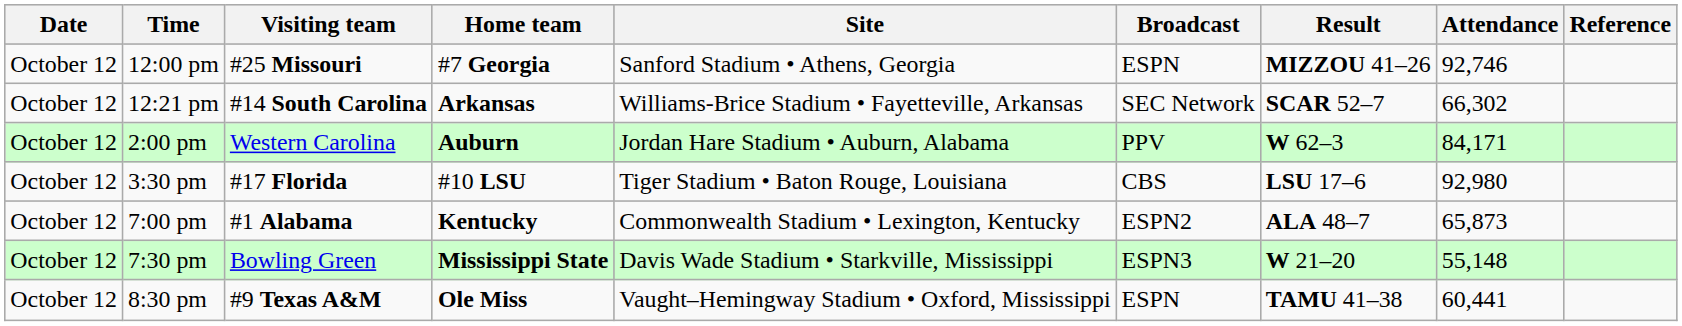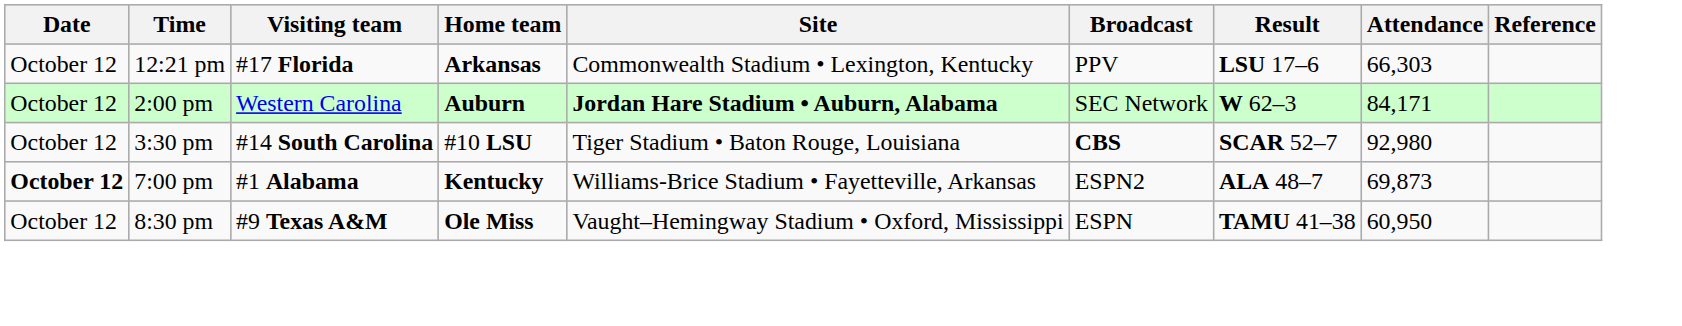- row: (173, 63)
(328, 103) #14 South Carolina -> (295, 63) #17 Florida
(851, 103) Williams-Brice Stadium • Fayetteville, Arkansas -> (803, 63) Commonwealth Stadium • Lexington, Kentucky
(1188, 103) SEC Network -> (1097, 63) PPV
(1325, 103) SCAR 52–7 -> (1269, 63) LSU 17–6
(1475, 103) 66,302 -> (1399, 63) 66,303
(814, 142) normal -> (785, 103) bold
(1143, 142) PPV -> (1141, 103) SEC Network
(289, 181) #17 Florida -> (335, 142) #14 South Carolina
(1144, 181) normal -> (1098, 142) bold
(1316, 181) LSU 17–6 -> (1278, 142) SCAR 52–7
(64, 221) normal -> (67, 181) bold
(850, 221) Commonwealth Stadium • Lexington, Kentucky -> (804, 181) Williams-Brice Stadium • Fayetteville, Arkansas
(1475, 221) 65,873 -> (1399, 181) 69,873
- row: (167, 260)
(1475, 299) 60,441 -> (1399, 221) 60,950
